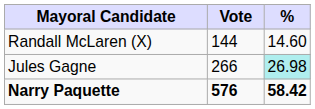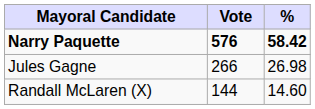rows swapped: (64, 91) <-> (80, 41)
(287, 66) paleturquoise background -> (287, 66) no background
